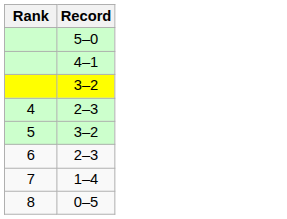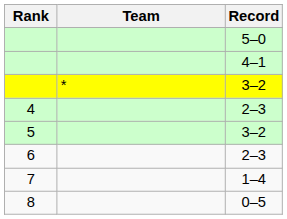+ column: (141, 16)
